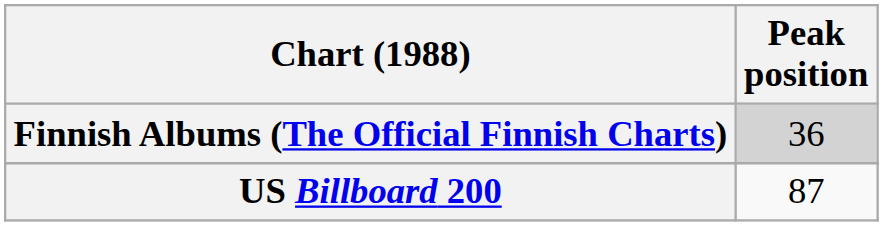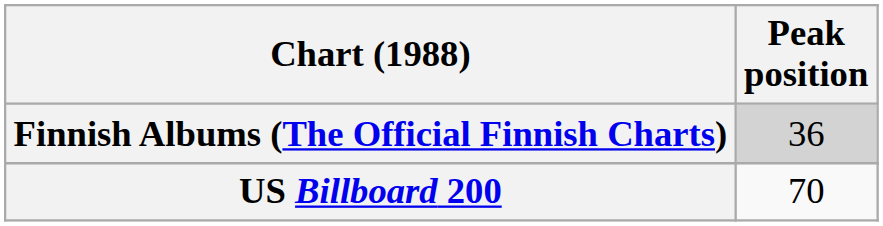(806, 190) 87 -> (806, 190) 70
